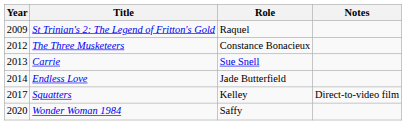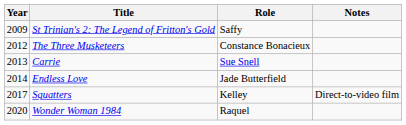(235, 29) Raquel -> (231, 29) Saffy
(231, 111) Saffy -> (235, 111) Raquel
